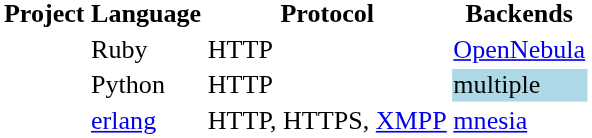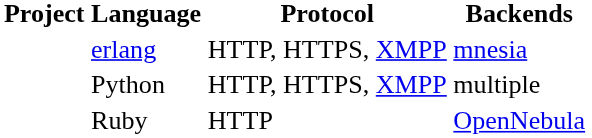rows swapped: (119, 49) <-> (124, 120)
(240, 84) HTTP -> (327, 84) HTTP, HTTPS, XMPP
(497, 84) lightblue background -> (497, 84) no background
